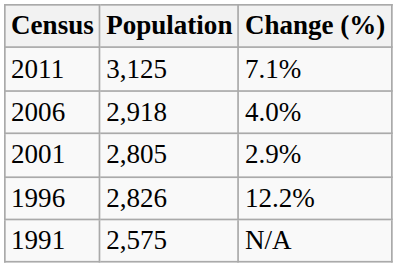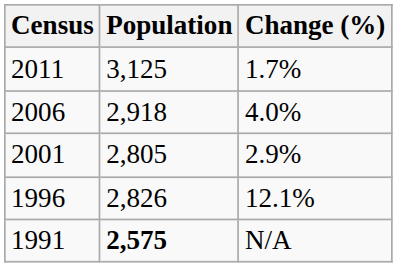(273, 68) 7.1% -> (273, 68) 1.7%
(280, 197) 12.2% -> (280, 197) 12.1%
(137, 240) normal -> (137, 240) bold
